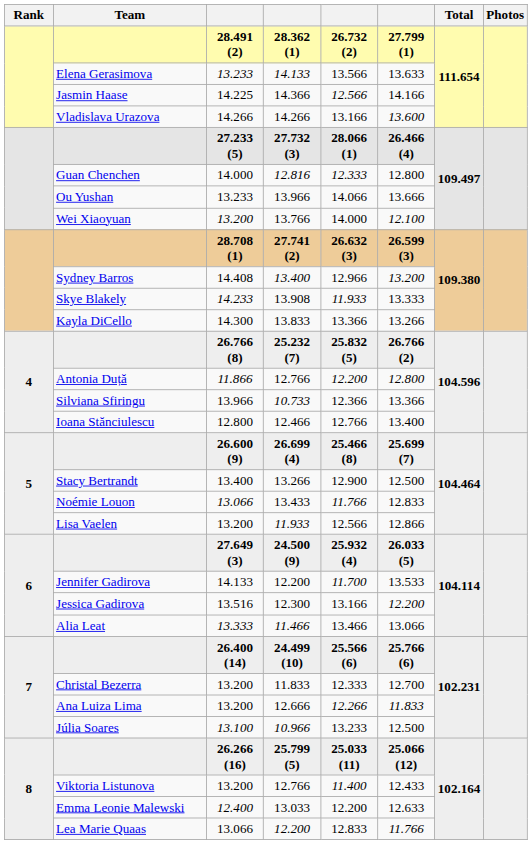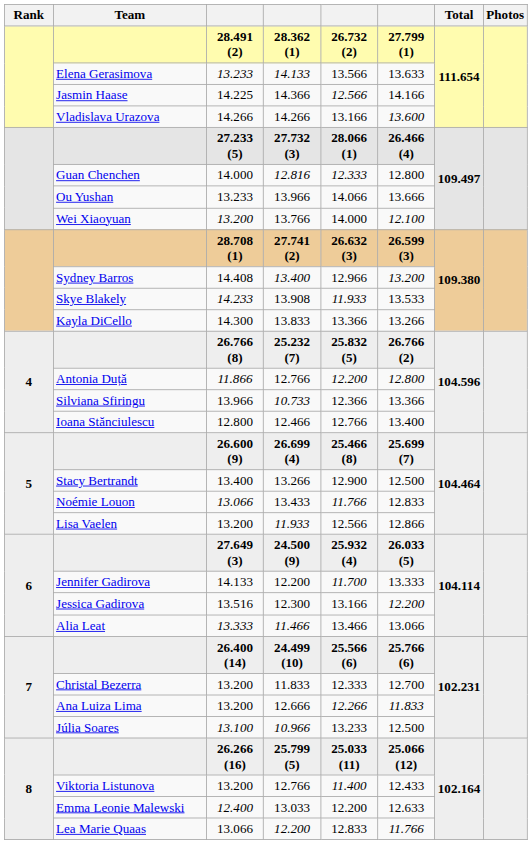(406, 298) 13.333 -> (406, 298) 13.533
(406, 582) 13.533 -> (406, 582) 13.333
